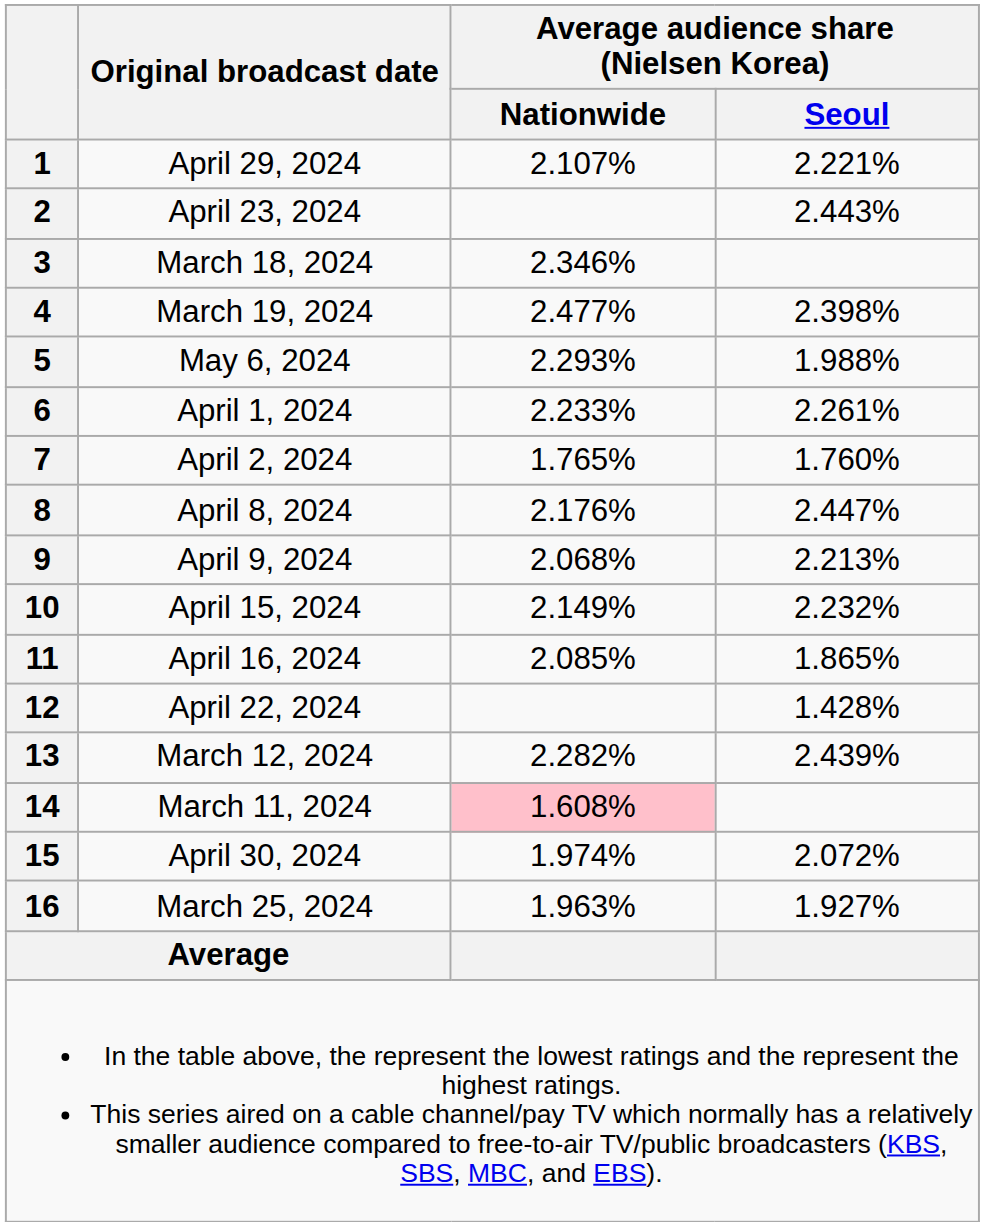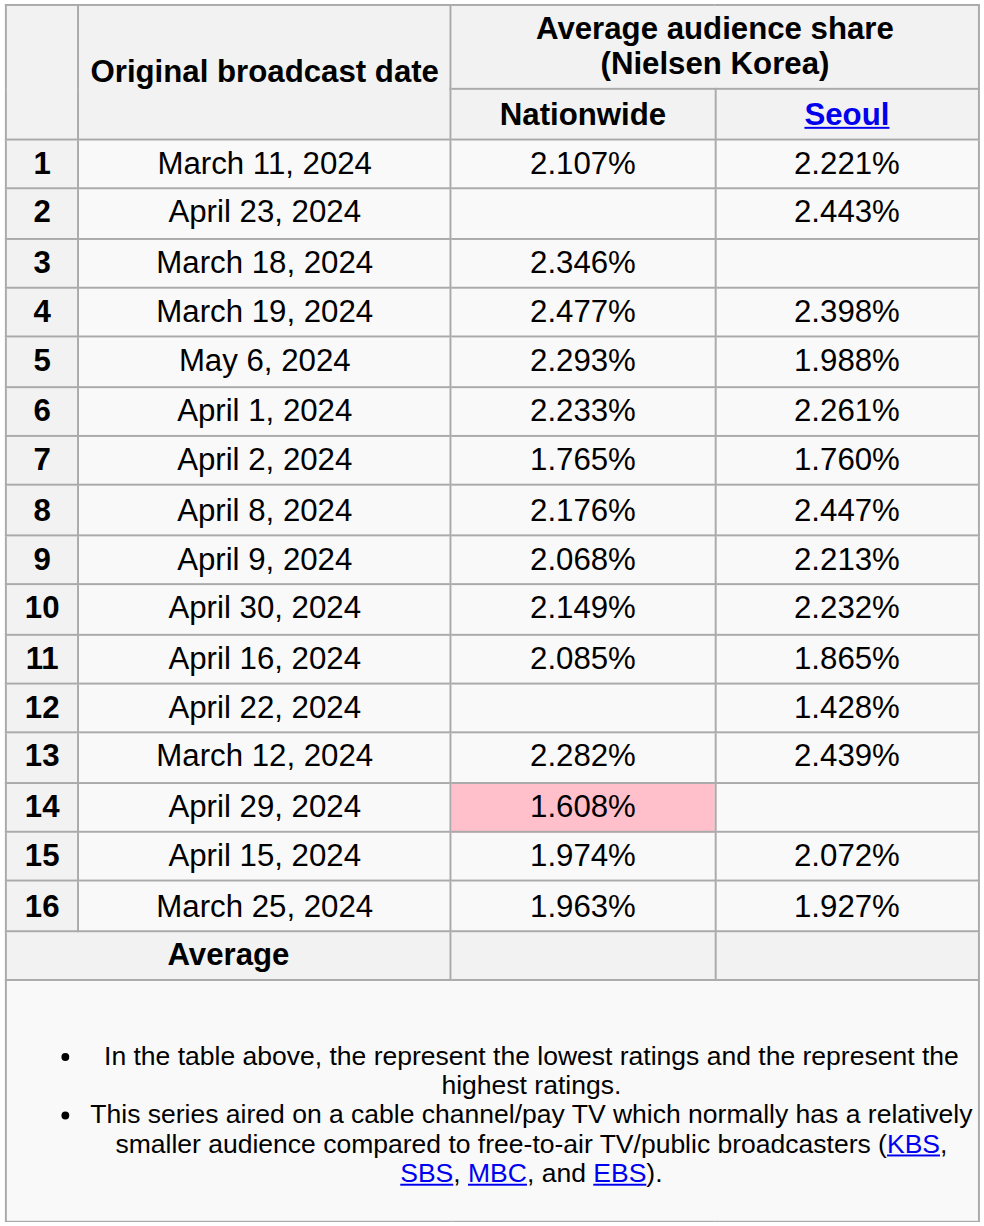(265, 163) April 29, 2024 -> (265, 163) March 11, 2024
(265, 608) April 15, 2024 -> (265, 608) April 30, 2024
(265, 806) March 11, 2024 -> (265, 806) April 29, 2024
(265, 856) April 30, 2024 -> (265, 856) April 15, 2024
